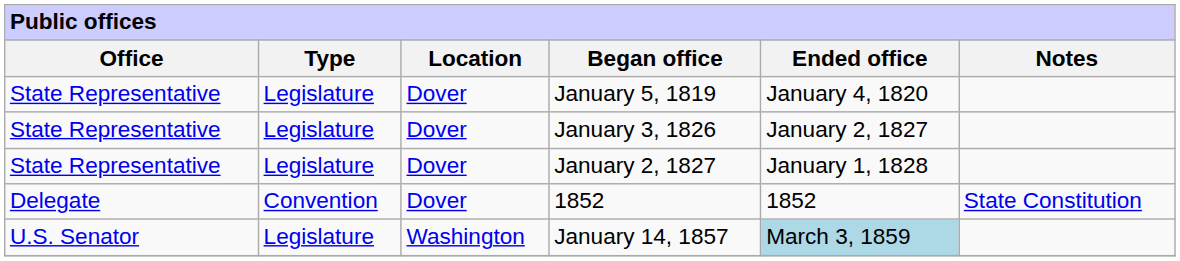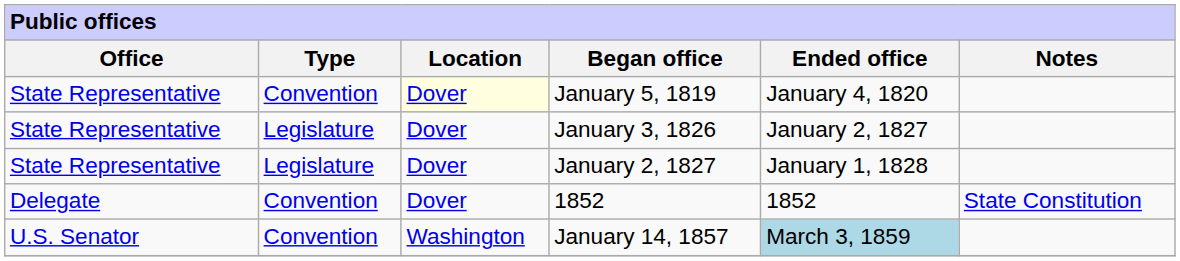(319, 93) Legislature -> (321, 93) Convention
(437, 93) no background -> (437, 93) lightyellow background
(319, 237) Legislature -> (321, 237) Convention
